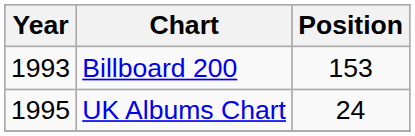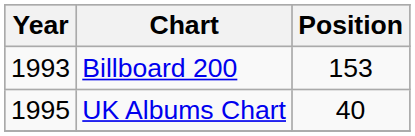(351, 109) 24 -> (351, 109) 40
